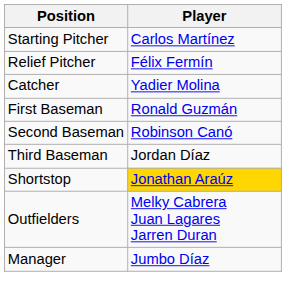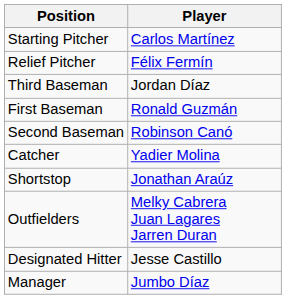rows swapped: (34, 86) <-> (58, 156)
(182, 179) gold background -> (182, 179) no background
+ row: (65, 259)
